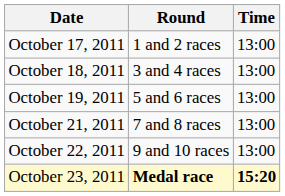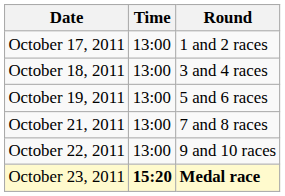columns swapped: (257, 17) <-> (181, 17)
